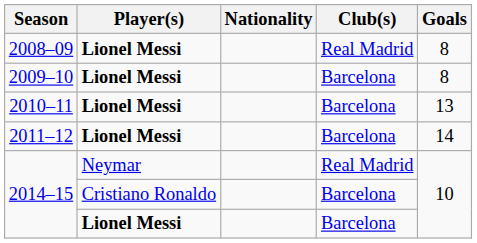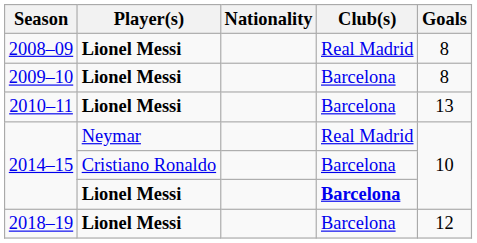- row: (41, 135)
(358, 223) normal -> (361, 194) bold
+ row: (41, 223)
